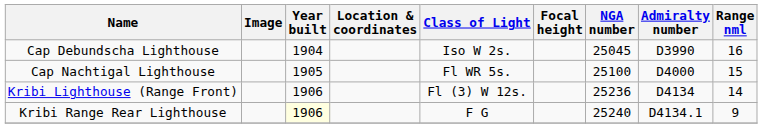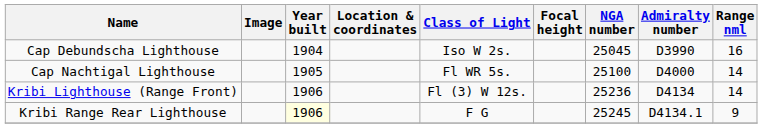(735, 71) 15 -> (735, 71) 14
(612, 113) 25240 -> (612, 113) 25245
